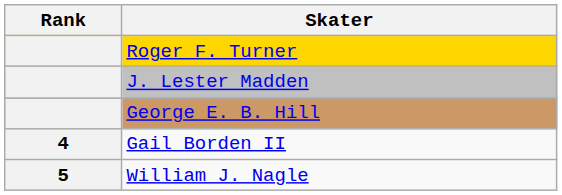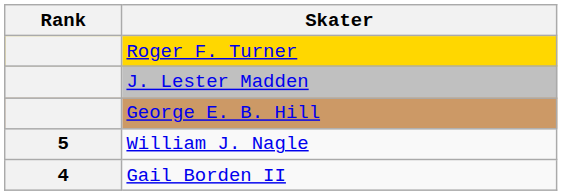rows swapped: (206, 144) <-> (218, 175)
